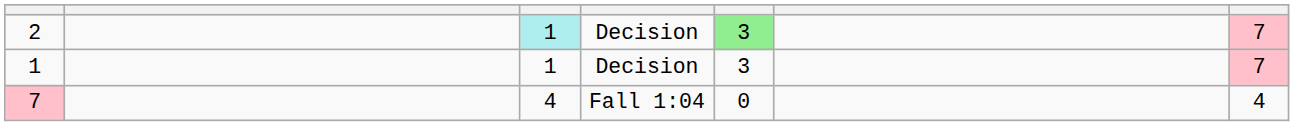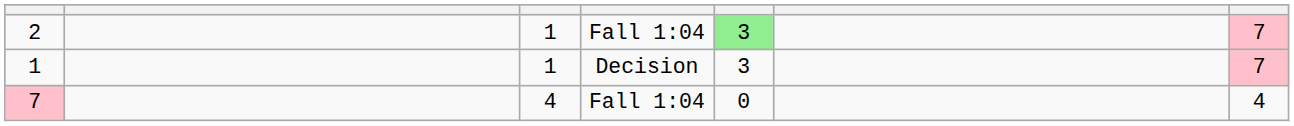(550, 33) paleturquoise background -> (550, 33) no background
(647, 33) Decision -> (647, 33) Fall 1:04
